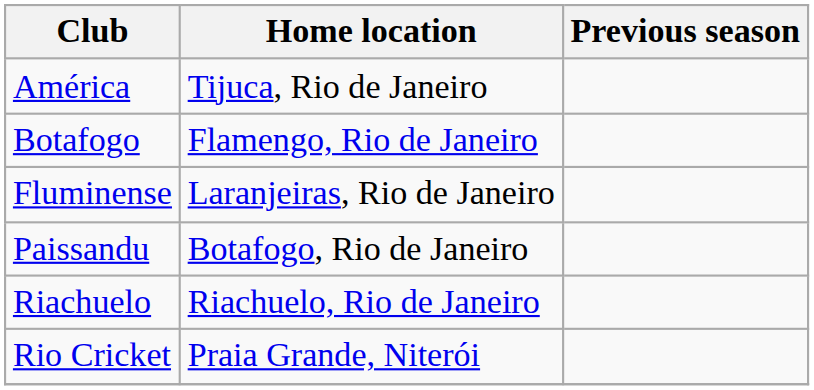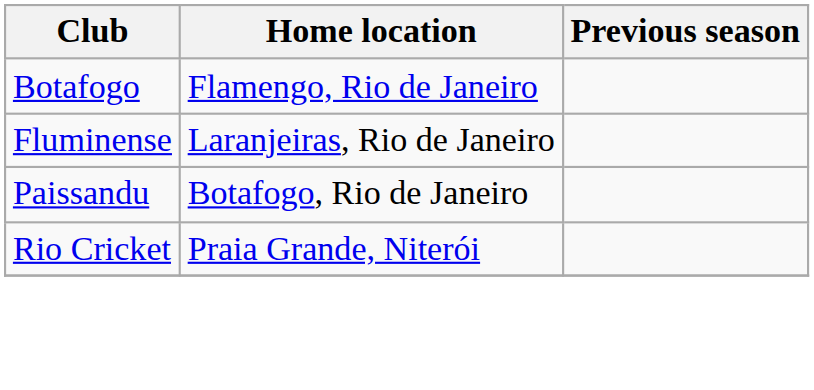- row: (72, 85)
- row: (82, 301)
